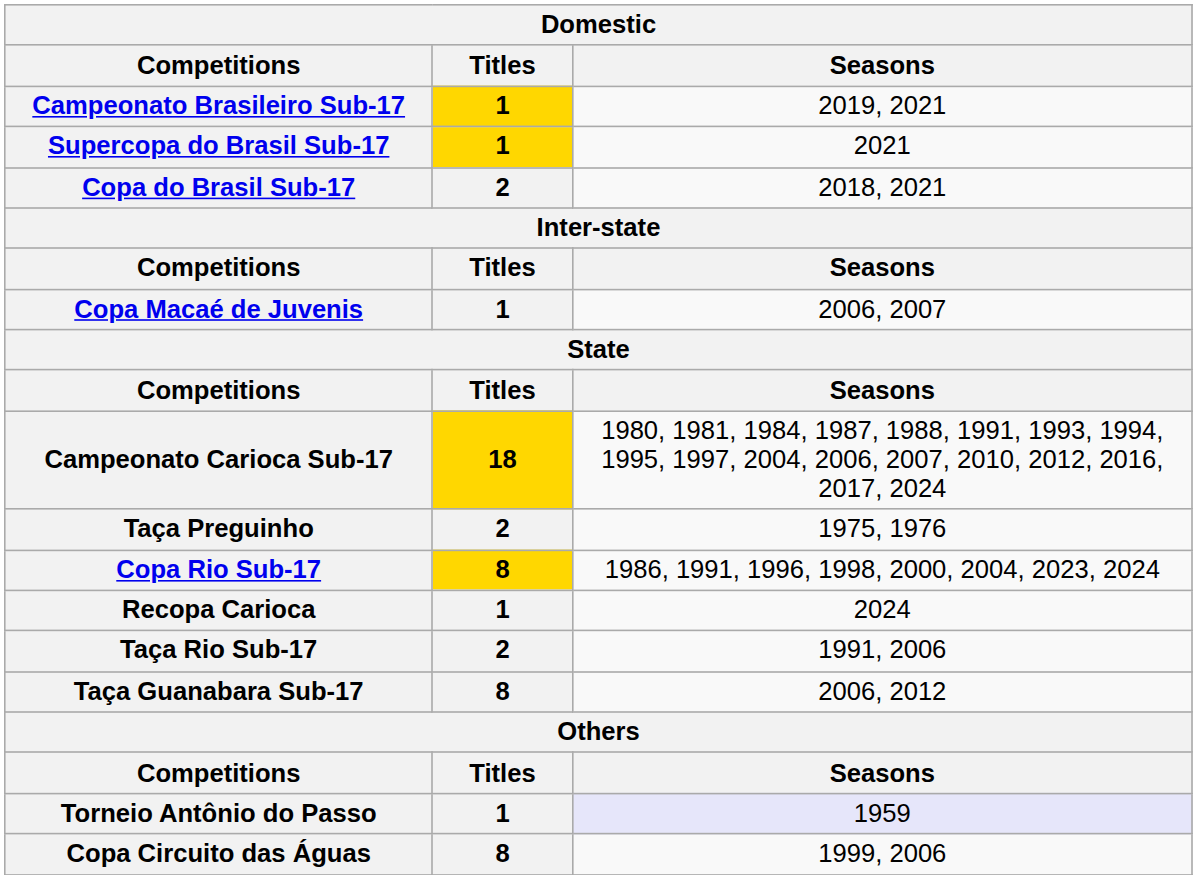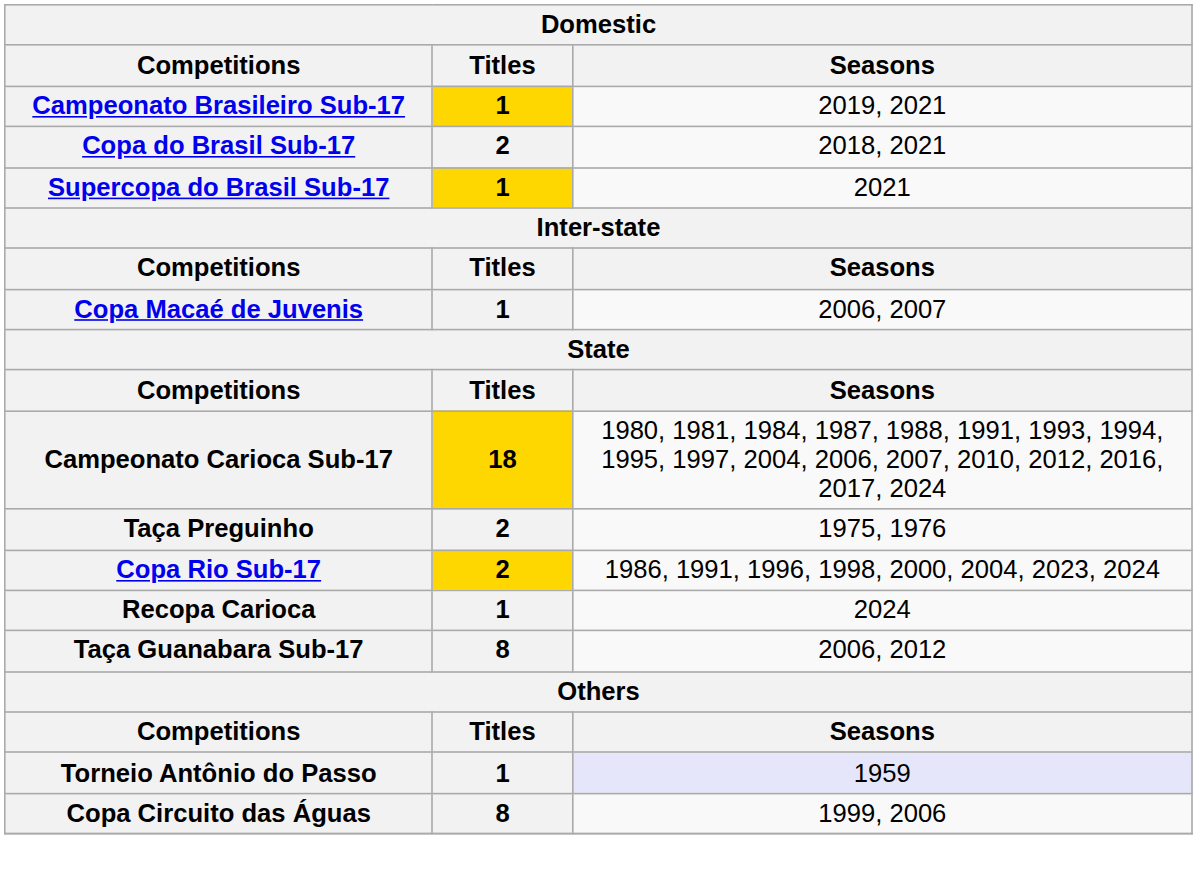rows swapped: (219, 187) <-> (219, 146)
(502, 569) 8 -> (502, 569) 2
- row: (219, 650)
